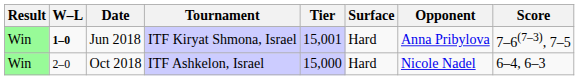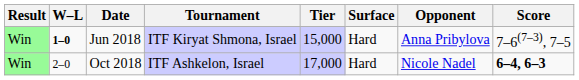(322, 39) 15,001 -> (322, 39) 15,000
(322, 64) 15,000 -> (322, 64) 17,000
(521, 64) normal -> (521, 64) bold
